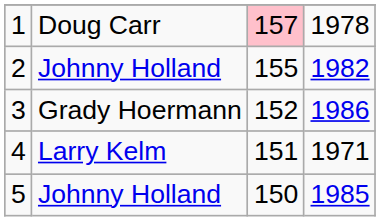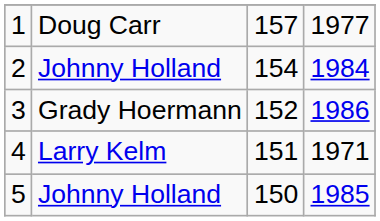(276, 25) pink background -> (276, 25) no background
(340, 25) 1978 -> (340, 25) 1977
(276, 67) 155 -> (276, 67) 154
(340, 67) 1982 -> (340, 67) 1984
